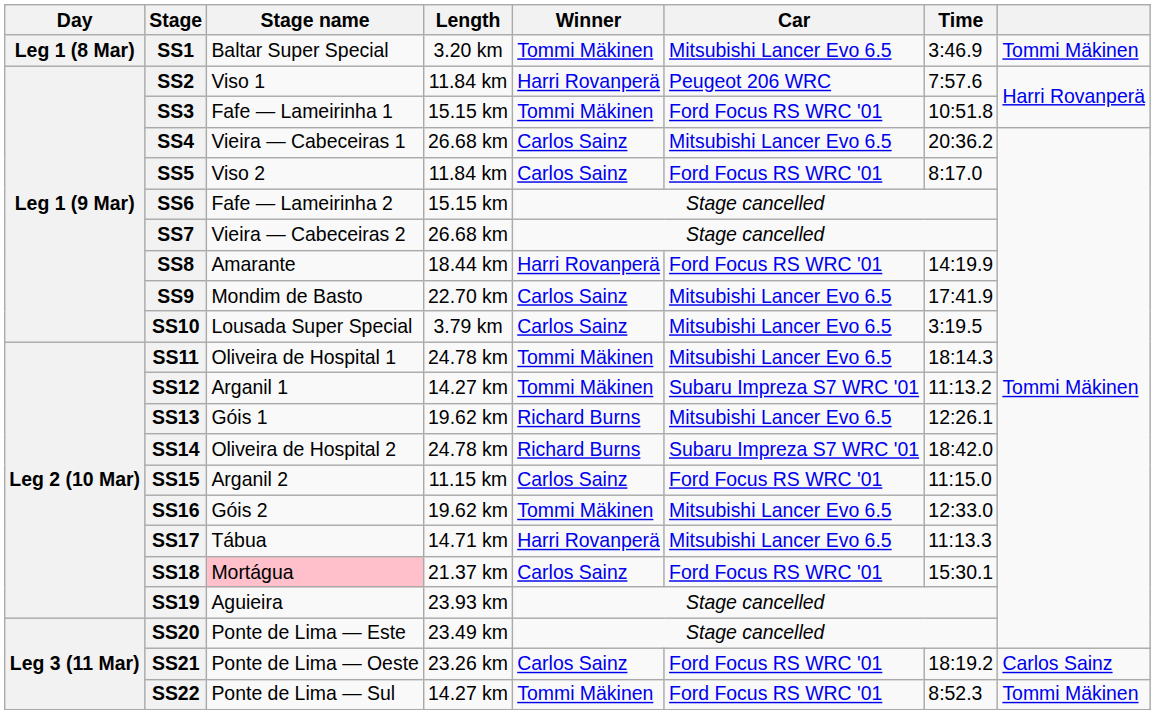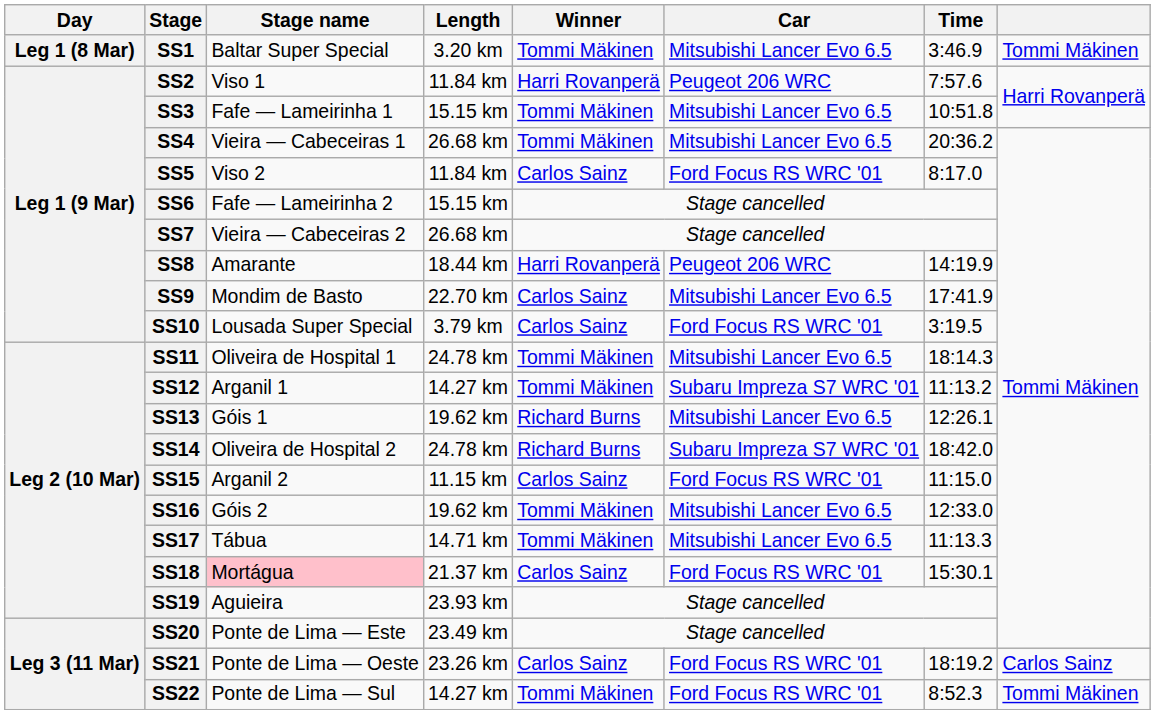(776, 112) Ford Focus RS WRC '01 -> (780, 112) Mitsubishi Lancer Evo 6.5
(572, 142) Carlos Sainz -> (585, 142) Tommi Mäkinen
(776, 265) Ford Focus RS WRC '01 -> (750, 265) Peugeot 206 WRC
(780, 326) Mitsubishi Lancer Evo 6.5 -> (776, 326) Ford Focus RS WRC '01
(589, 541) Harri Rovanperä -> (585, 541) Tommi Mäkinen
